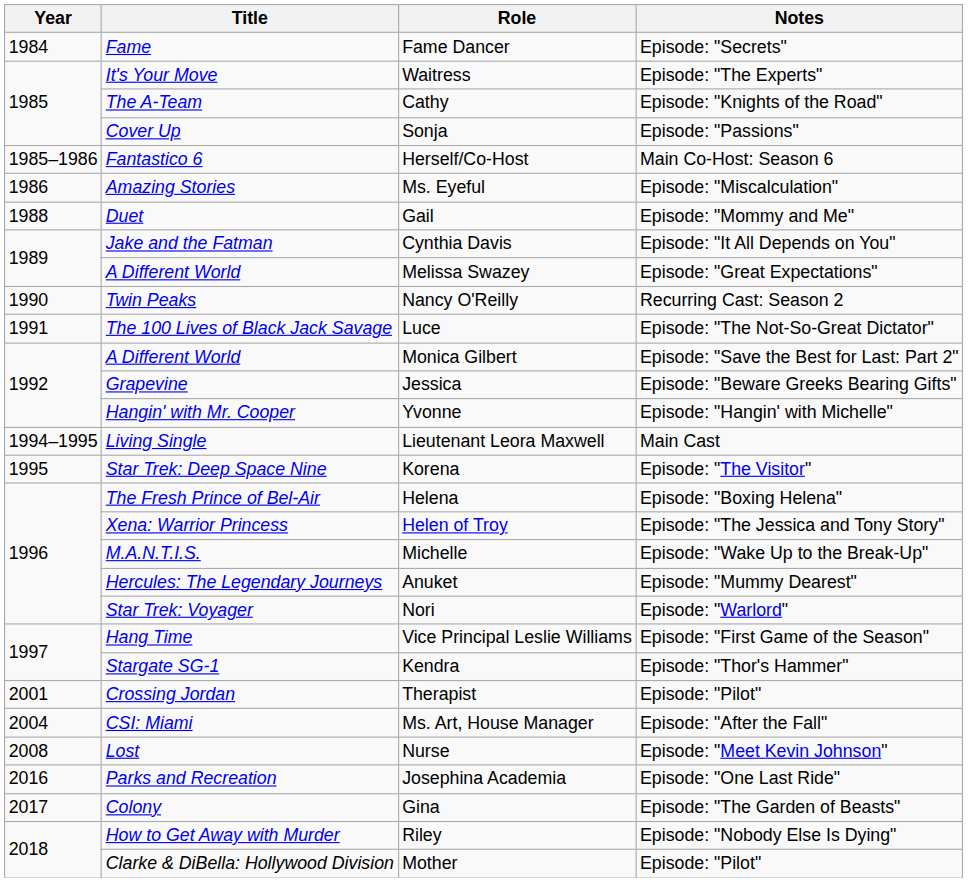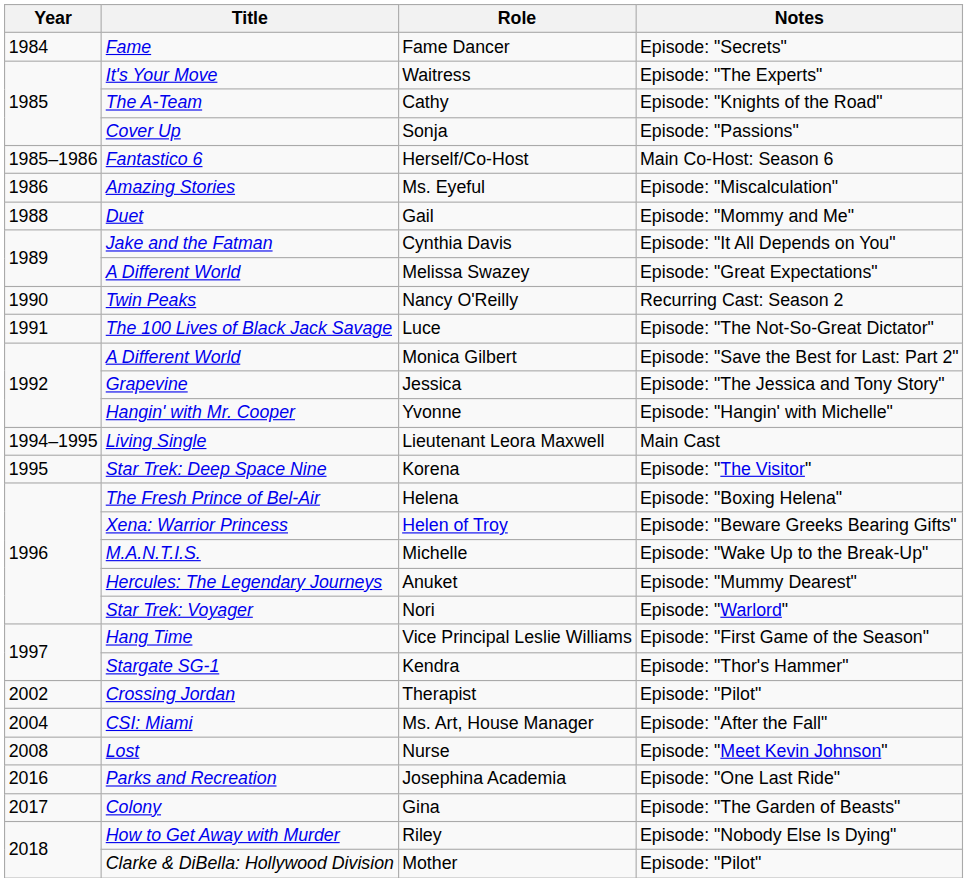(798, 384) Episode: "Beware Greeks Bearing Gifts" -> (792, 384) Episode: "The Jessica and Tony Story"
(792, 525) Episode: "The Jessica and Tony Story" -> (798, 525) Episode: "Beware Greeks Bearing Gifts"
(28, 694) 2001 -> (28, 694) 2002
